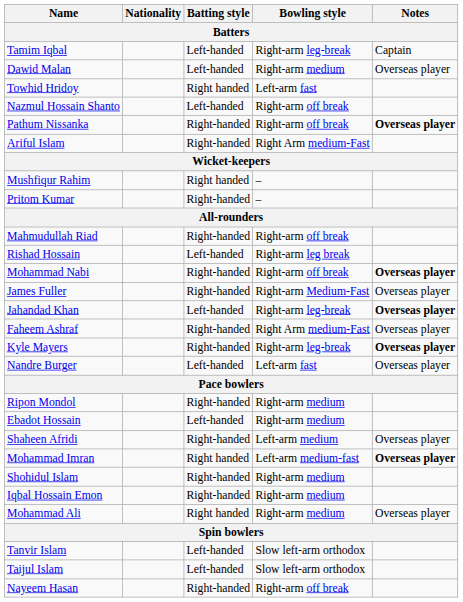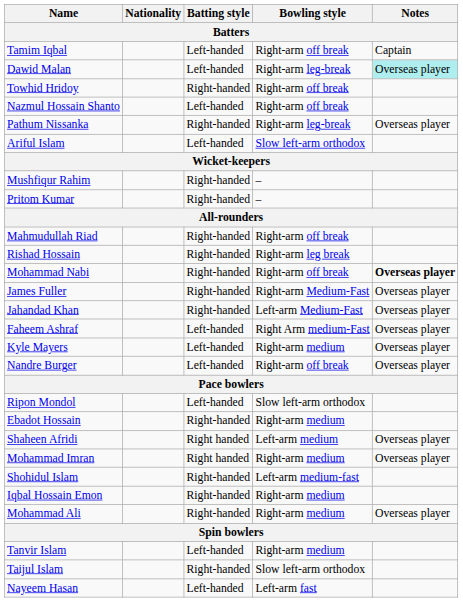(303, 50) Right-arm leg-break -> (302, 50) Right-arm off break
(300, 69) Right-arm medium -> (303, 69) Right-arm leg-break
(413, 69) no background -> (413, 69) paleturquoise background
(218, 87) Right handed -> (218, 87) Right-handed
(286, 87) Left-arm fast -> (302, 87) Right-arm off break
(302, 124) Right-arm off break -> (303, 124) Right-arm leg-break
(415, 124) bold -> (413, 124) normal
(218, 143) Right-handed -> (215, 143) Left-handed
(313, 143) Right Arm medium-Fast -> (310, 143) Slow left-arm orthodox
(218, 180) Right handed -> (218, 180) Right-handed
(215, 254) Left-handed -> (218, 254) Right-handed
(215, 310) Left-handed -> (218, 310) Right-handed
(303, 310) Right-arm leg-break -> (309, 310) Left-arm Medium-Fast
(415, 310) bold -> (413, 310) normal
(218, 328) Right-handed -> (215, 328) Left-handed
(218, 347) Right-handed -> (215, 347) Left-handed
(303, 347) Right-arm leg-break -> (300, 347) Right-arm medium
(415, 347) bold -> (413, 347) normal
(286, 365) Left-arm fast -> (302, 365) Right-arm off break
(218, 402) Right-handed -> (215, 402) Left-handed
(300, 402) Right-arm medium -> (310, 402) Slow left-arm orthodox
(215, 421) Left-handed -> (218, 421) Right-handed
(218, 439) Right-handed -> (218, 439) Right handed
(307, 458) Left-arm medium-fast -> (300, 458) Right-arm medium
(415, 458) bold -> (413, 458) normal
(300, 476) Right-arm medium -> (307, 476) Left-arm medium-fast
(218, 513) Right handed -> (218, 513) Right-handed
(310, 550) Slow left-arm orthodox -> (300, 550) Right-arm medium
(215, 569) Left-handed -> (218, 569) Right-handed
(218, 587) Right-handed -> (215, 587) Left-handed
(302, 587) Right-arm off break -> (286, 587) Left-arm fast
